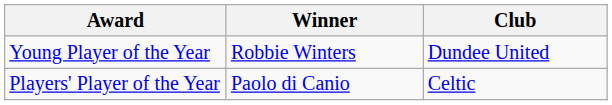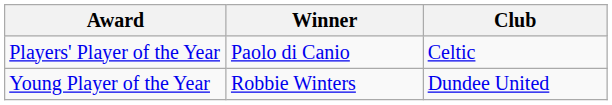rows swapped: (115, 83) <-> (110, 52)
